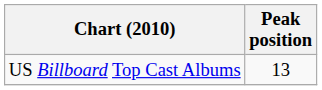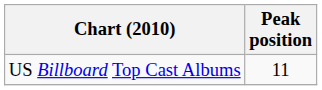(281, 69) 13 -> (281, 69) 11
